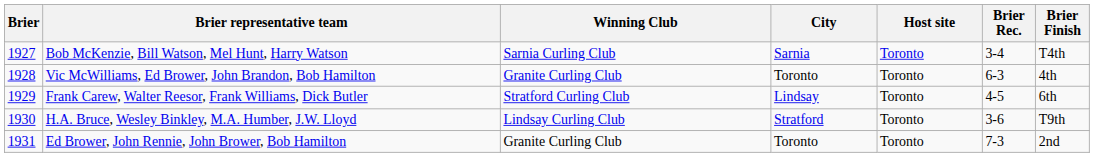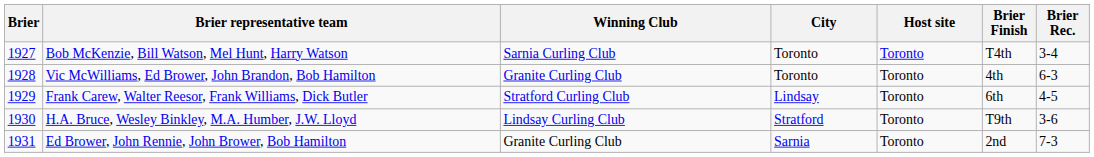columns swapped: (1009, 23) <-> (1062, 23)
(792, 53) Sarnia -> (796, 53) Toronto
(796, 141) Toronto -> (792, 141) Sarnia
